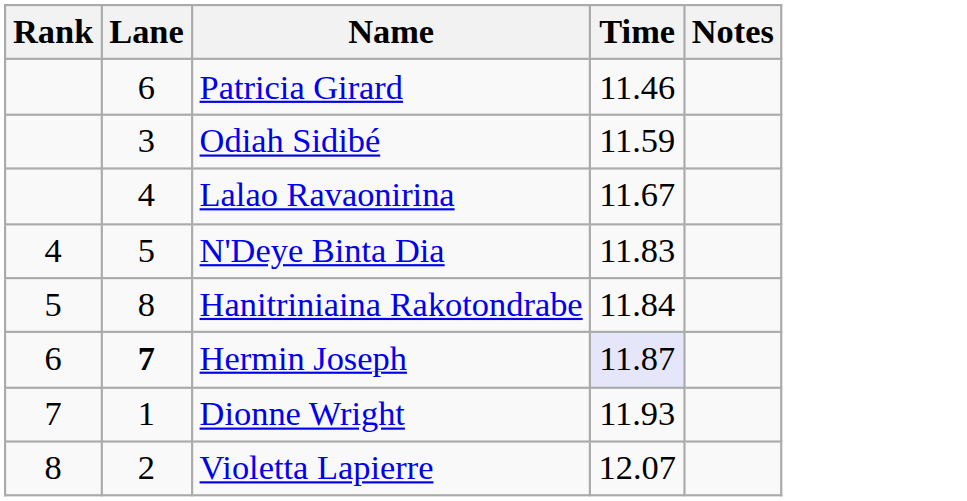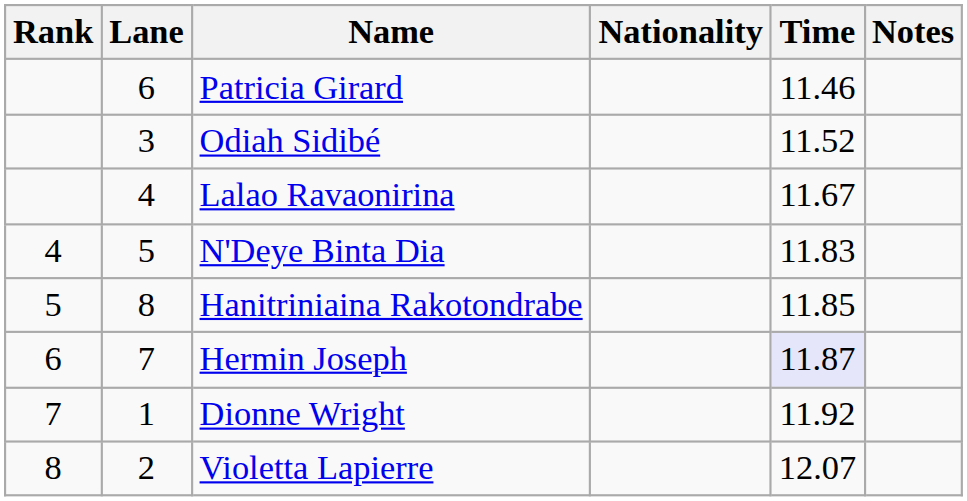+ column: (681, 31)
(637, 140) 11.59 -> (817, 140) 11.52
(637, 304) 11.84 -> (817, 304) 11.85
(146, 359) bold -> (146, 359) normal
(637, 413) 11.93 -> (817, 413) 11.92
